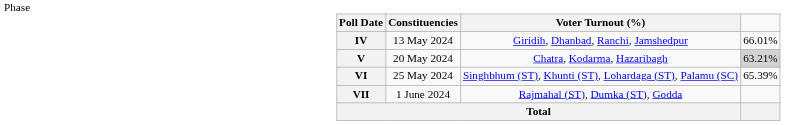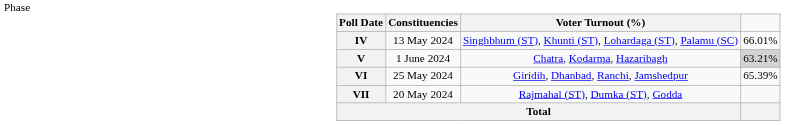(600, 40) Giridih, Dhanbad, Ranchi, Jamshedpur -> (600, 40) Singhbhum (ST), Khunti (ST), Lohardaga (ST), Palamu (SC)
(423, 58) 20 May 2024 -> (423, 58) 1 June 2024
(600, 76) Singhbhum (ST), Khunti (ST), Lohardaga (ST), Palamu (SC) -> (600, 76) Giridih, Dhanbad, Ranchi, Jamshedpur
(423, 94) 1 June 2024 -> (423, 94) 20 May 2024
